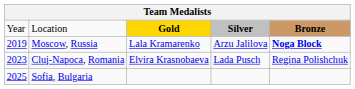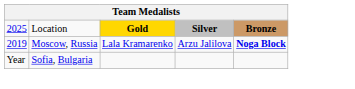(16, 28) Year -> (17, 28) 2025
- row: (78, 60)
(17, 76) 2025 -> (16, 60) Year
